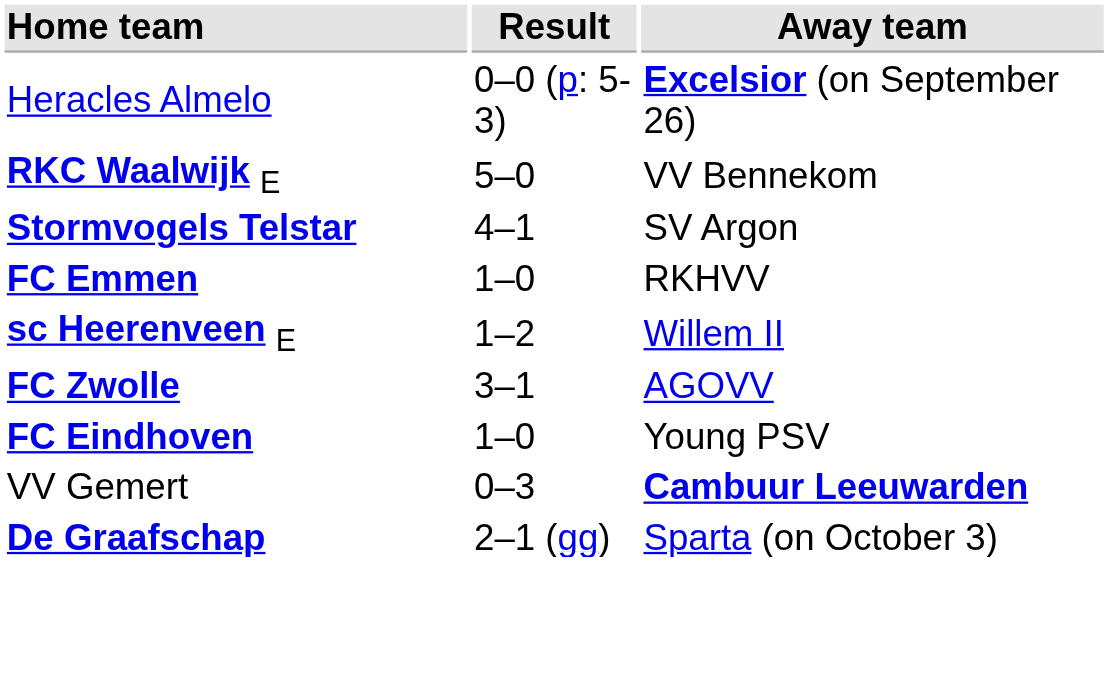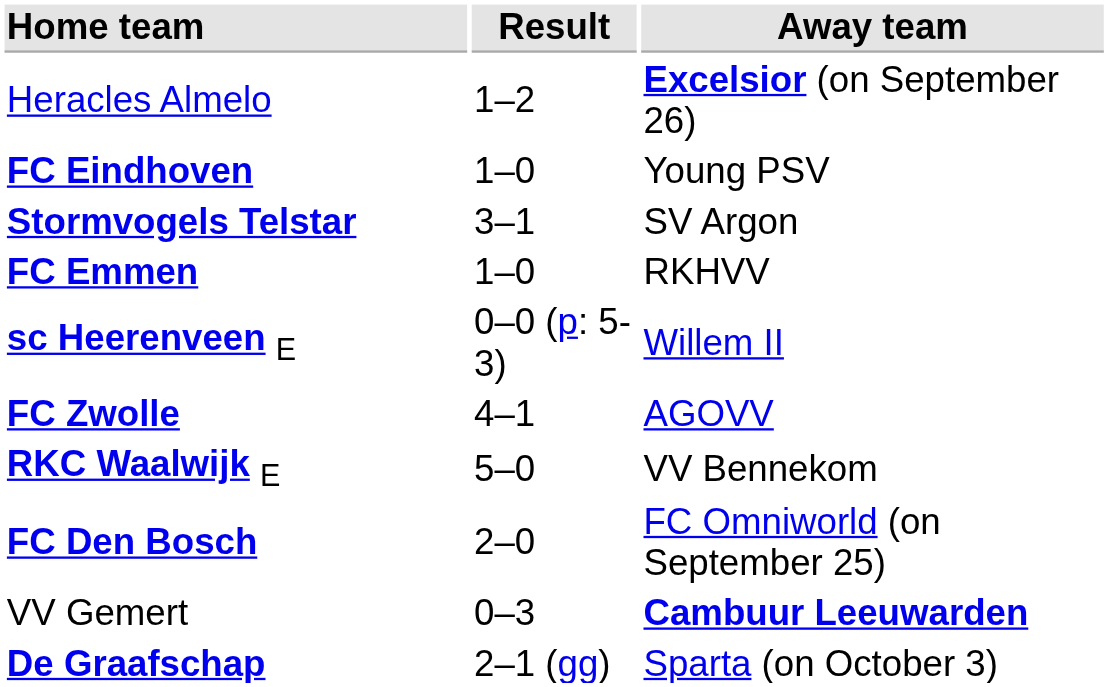(552, 100) 0–0 (p: 5-3) -> (505, 100) 1–2
rows swapped: (144, 175) <-> (130, 437)
(505, 228) 4–1 -> (505, 221) 3–1
(505, 333) 1–2 -> (552, 342) 0–0 (p: 5-3)
(505, 387) 3–1 -> (505, 413) 4–1
+ row: (132, 542)
